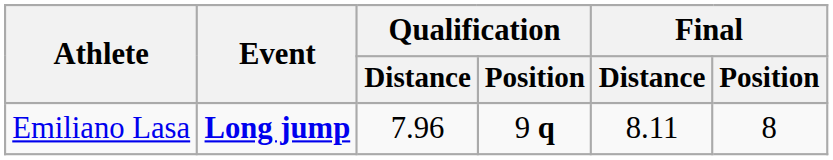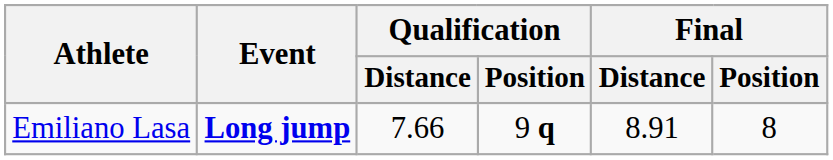(418, 128) 7.96 -> (418, 128) 7.66
(652, 128) 8.11 -> (652, 128) 8.91
